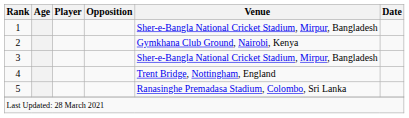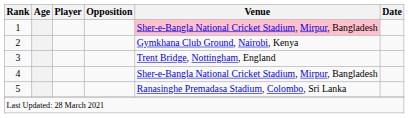(257, 27) no background -> (257, 27) pink background
(257, 58) Sher-e-Bangla National Cricket Stadium, Mirpur, Bangladesh -> (206, 58) Trent Bridge, Nottingham, England
(206, 74) Trent Bridge, Nottingham, England -> (257, 74) Sher-e-Bangla National Cricket Stadium, Mirpur, Bangladesh
